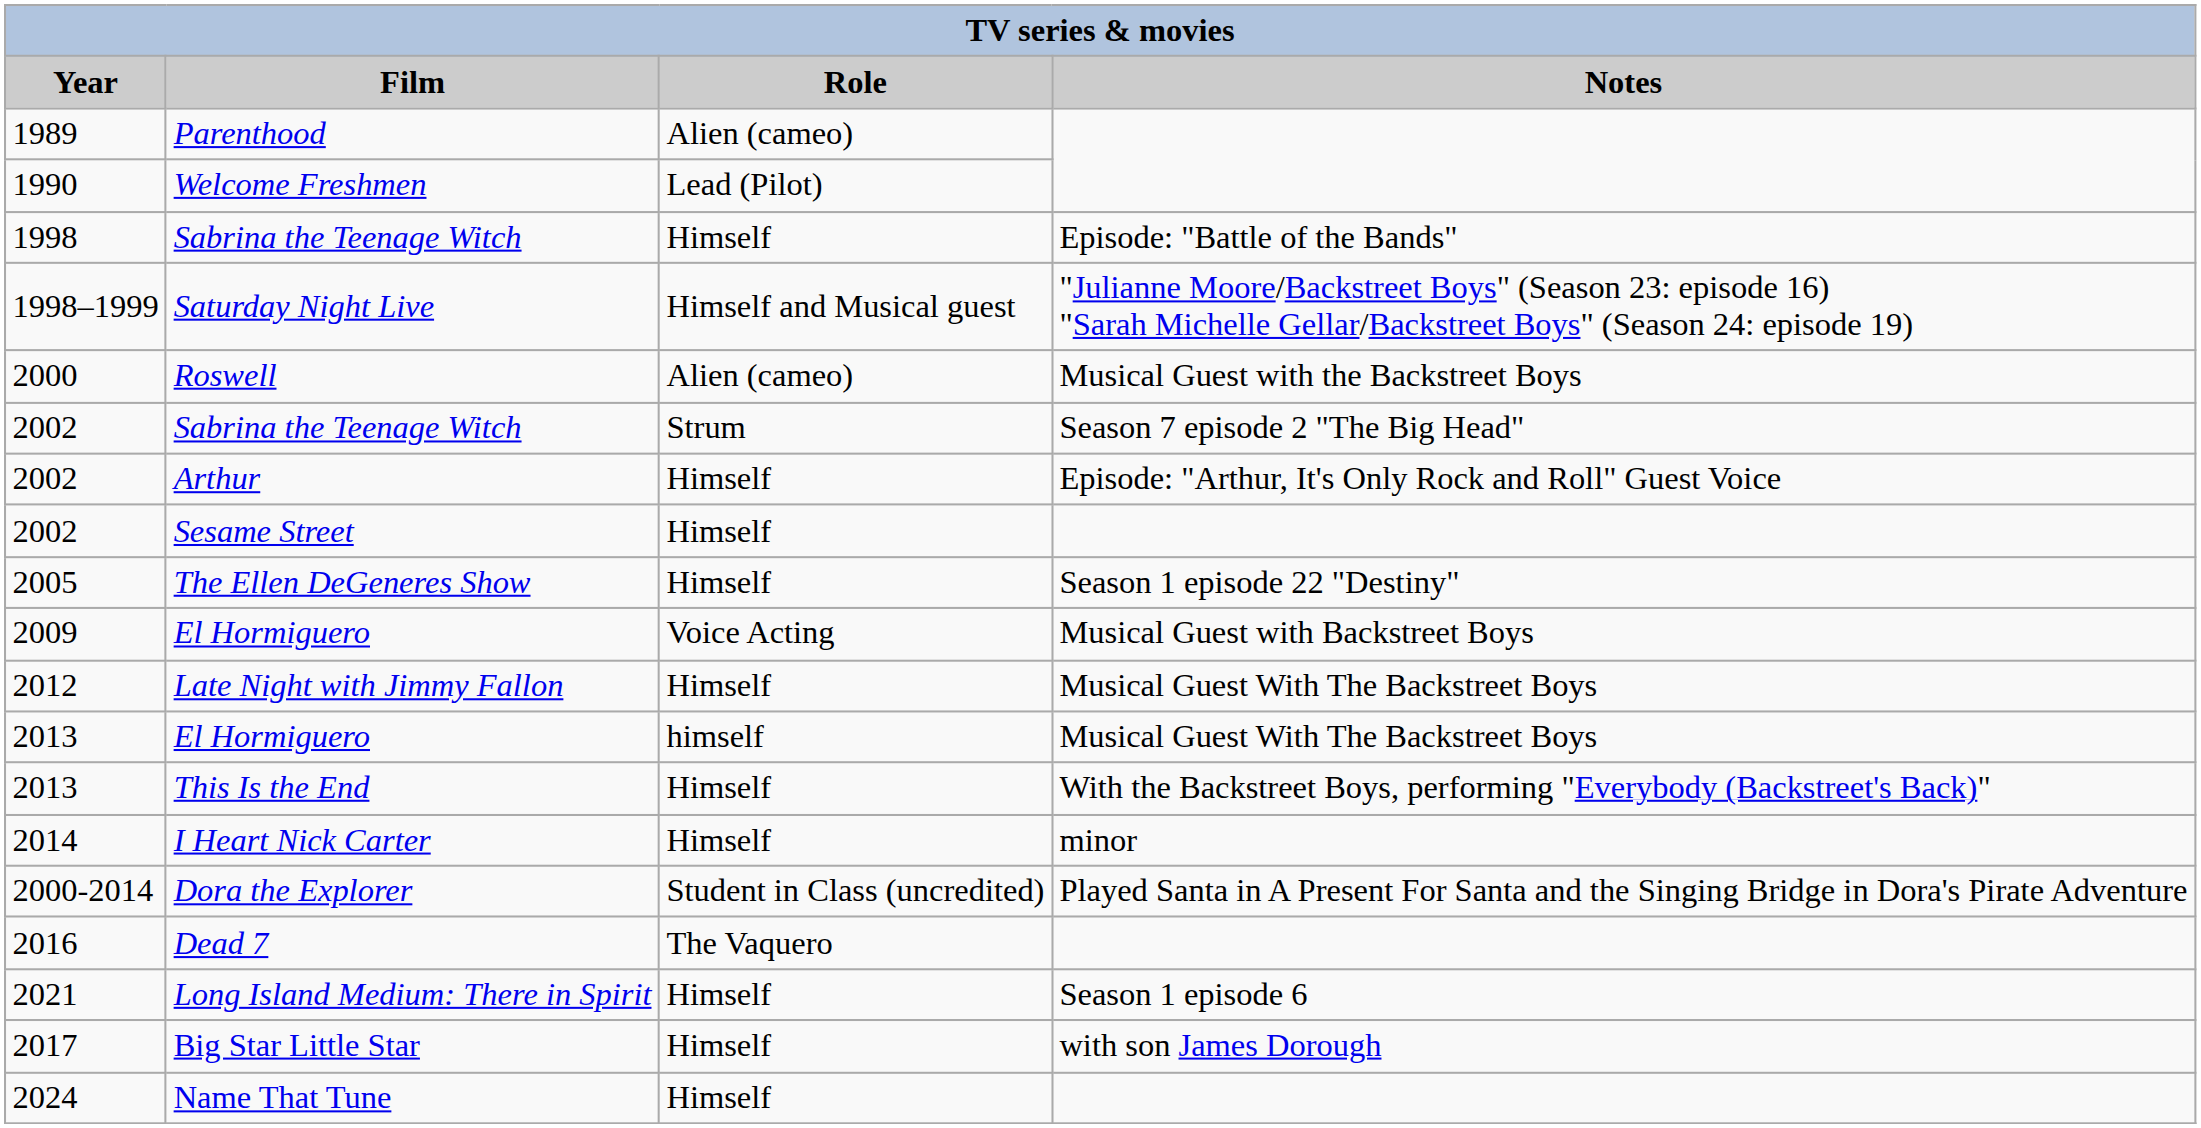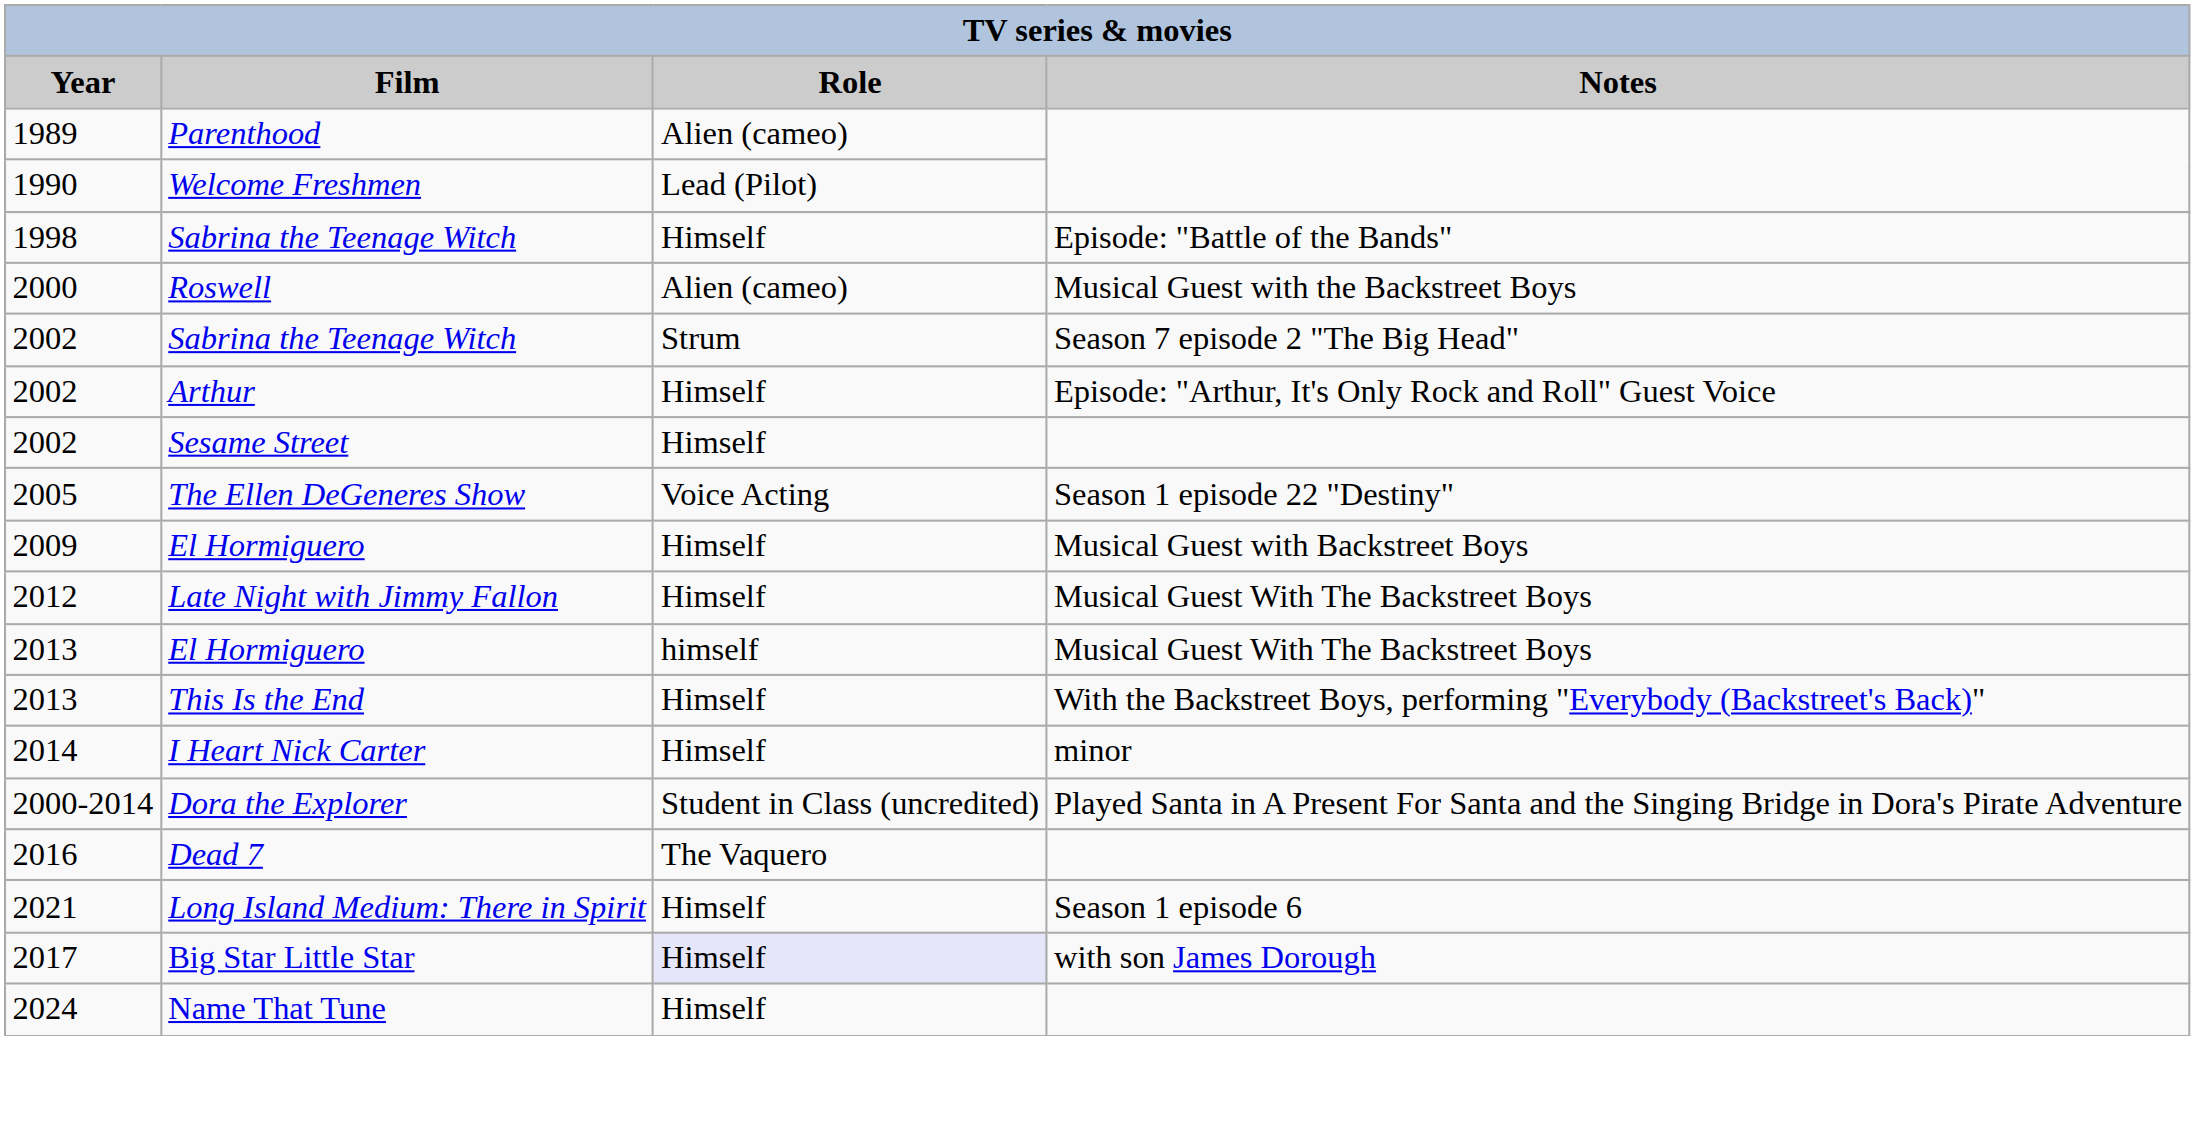- row: (86, 306)
(719, 581) Himself -> (745, 493) Voice Acting
(751, 633) Voice Acting -> (713, 545) Himself
(719, 1045) no background -> (713, 957) lavender background
